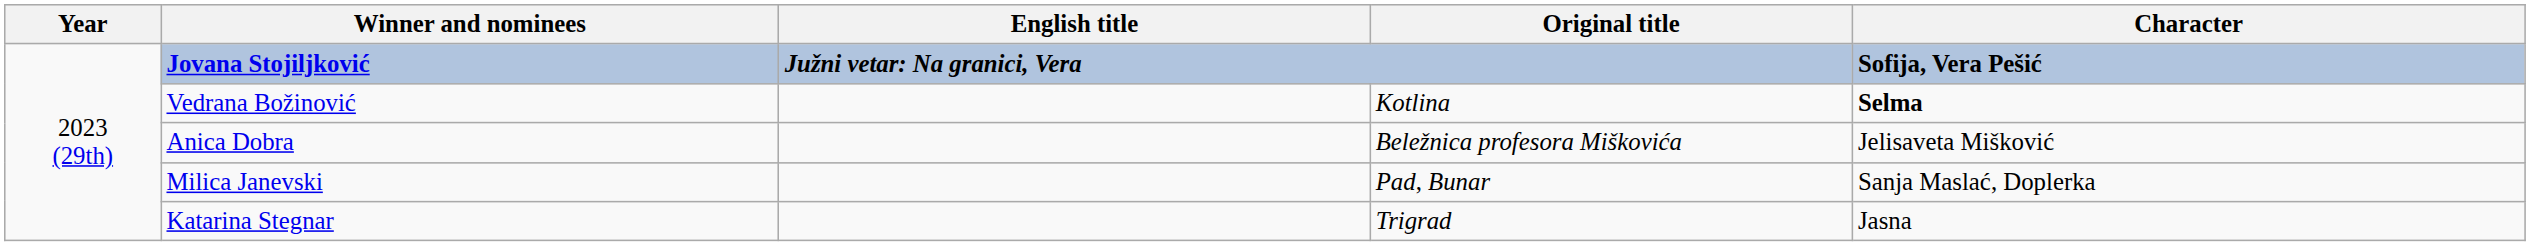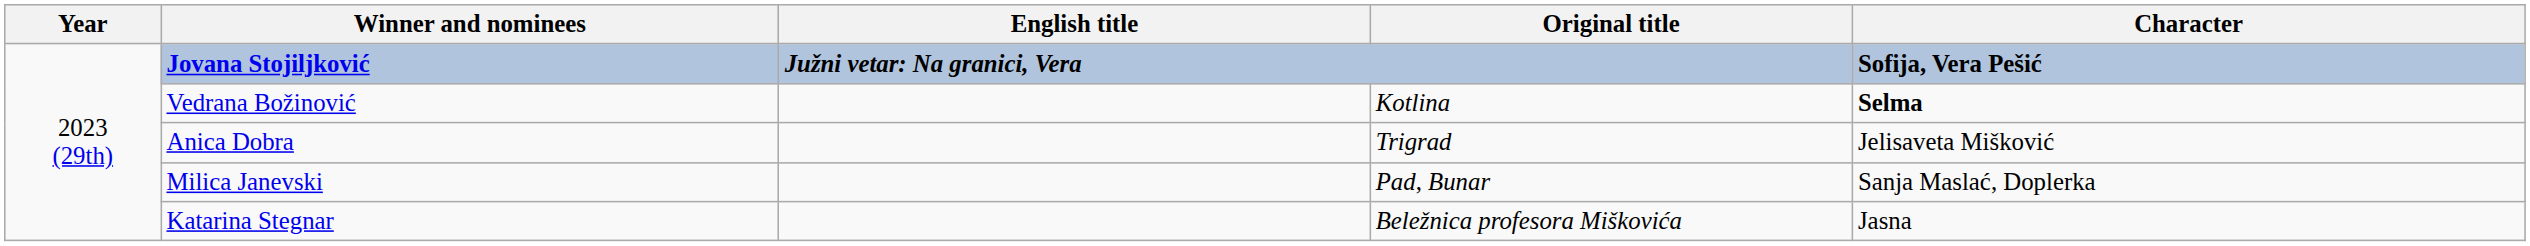(1529, 142) Beležnica profesora Miškovića -> (1414, 142) Trigrad
(1414, 220) Trigrad -> (1529, 220) Beležnica profesora Miškovića
